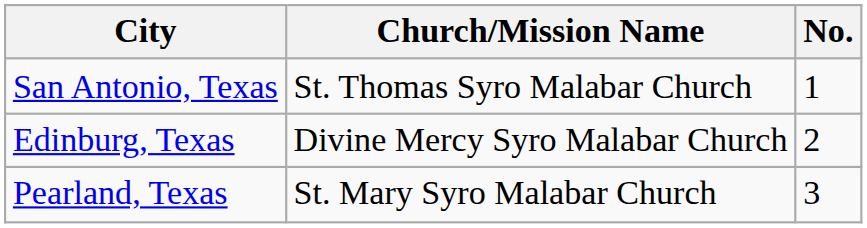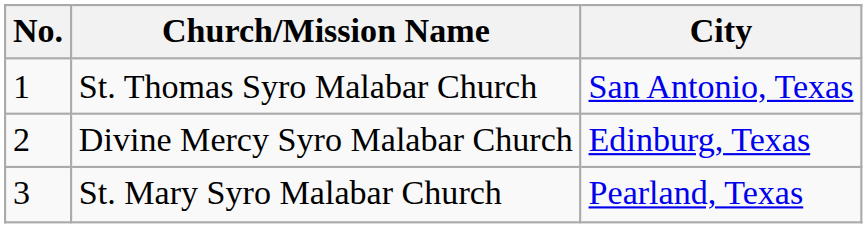columns swapped: (828, 31) <-> (145, 31)
